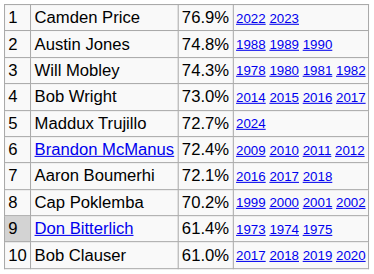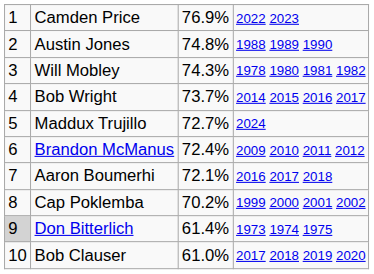(205, 96) 73.0% -> (205, 96) 73.7%
